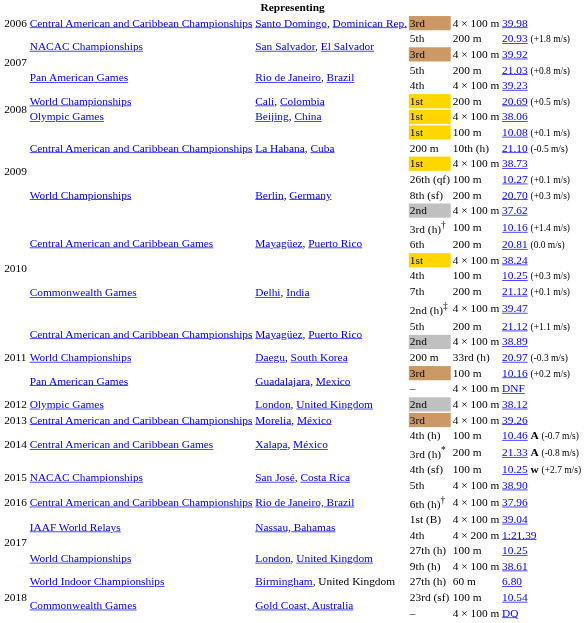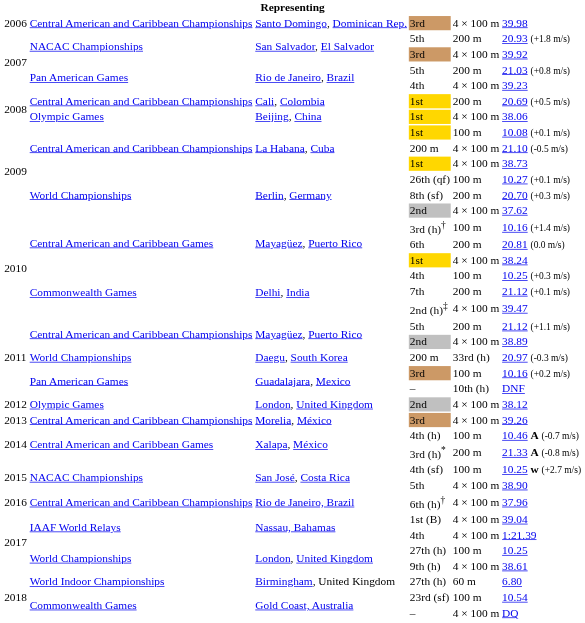(81, 101) World Championships -> (141, 101) Central American and Caribbean Championships
(471, 148) 10th (h) -> (476, 148) 4 × 100 m
(476, 388) 4 × 100 m -> (471, 388) 10th (h)
(476, 535) 4 × 200 m -> (476, 535) 4 × 100 m
